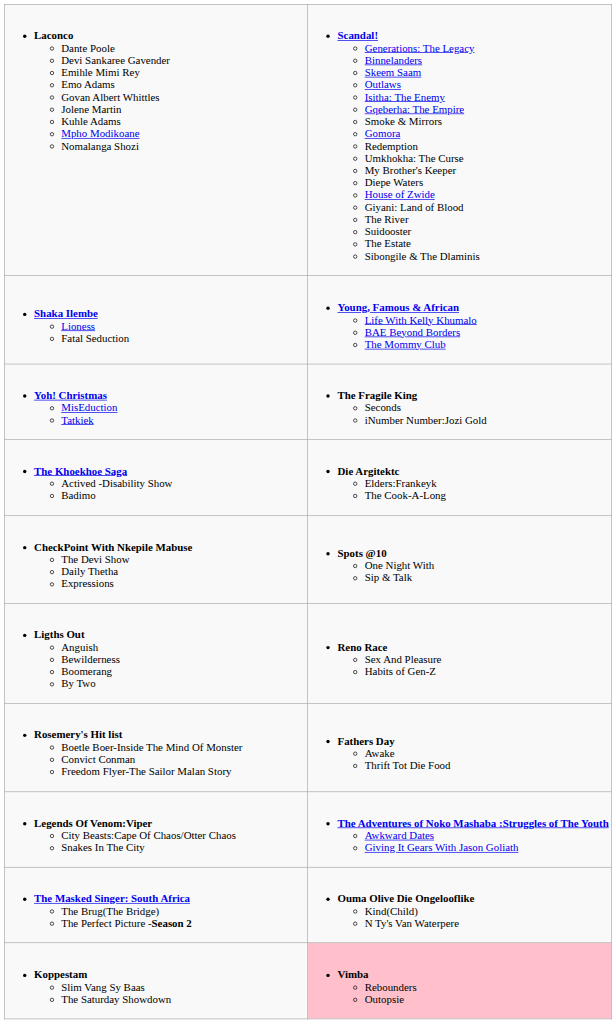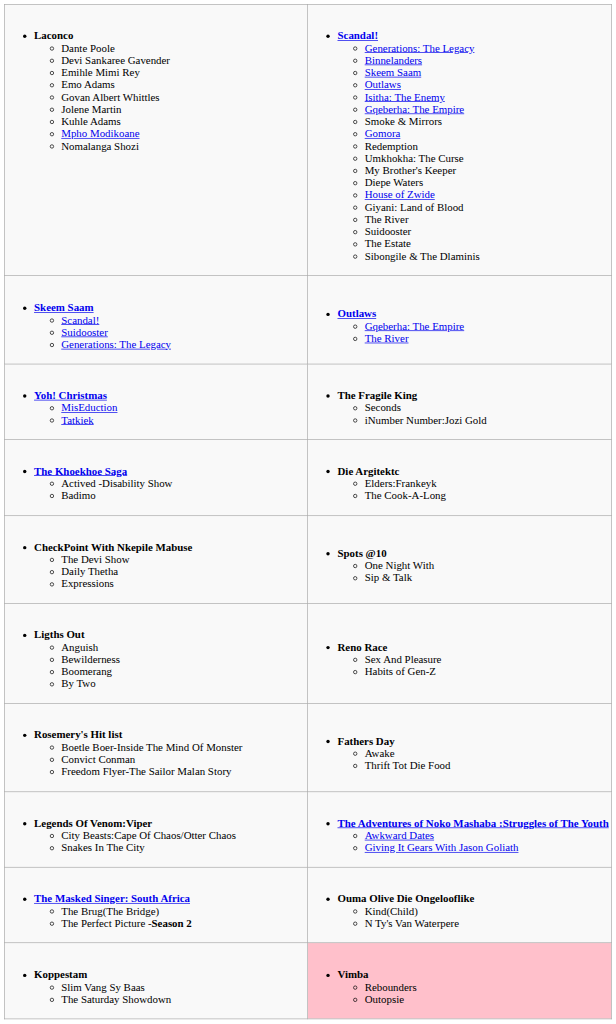+ row: (156, 326)
- row: (156, 326)
